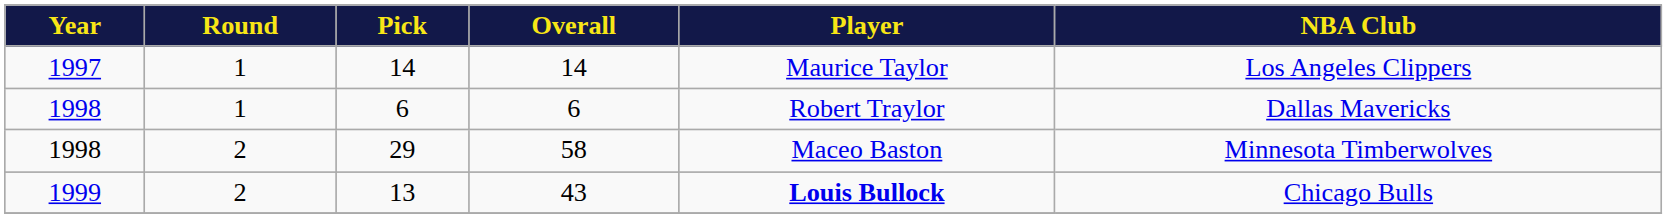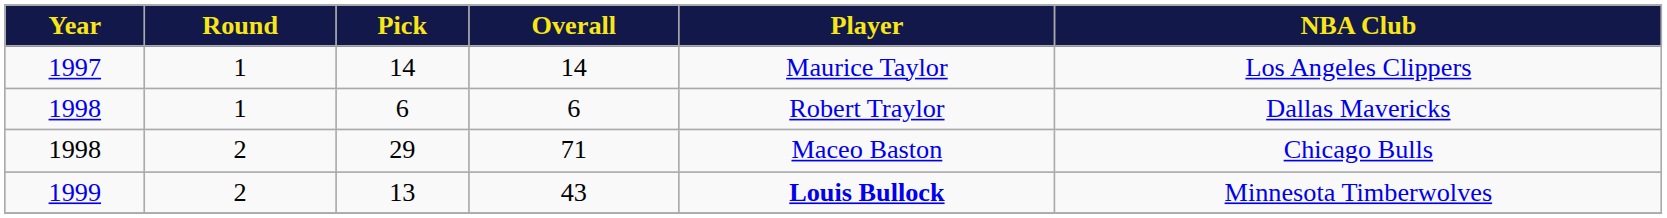(574, 150) 58 -> (574, 150) 71
(1358, 150) Minnesota Timberwolves -> (1358, 150) Chicago Bulls
(1358, 191) Chicago Bulls -> (1358, 191) Minnesota Timberwolves
